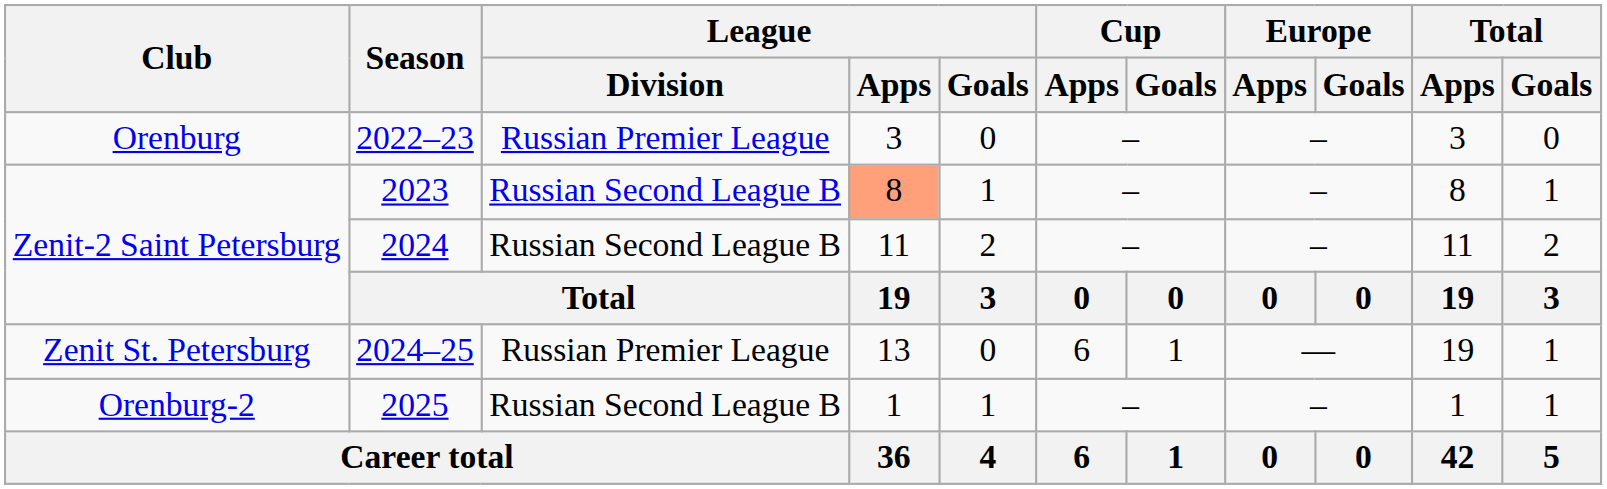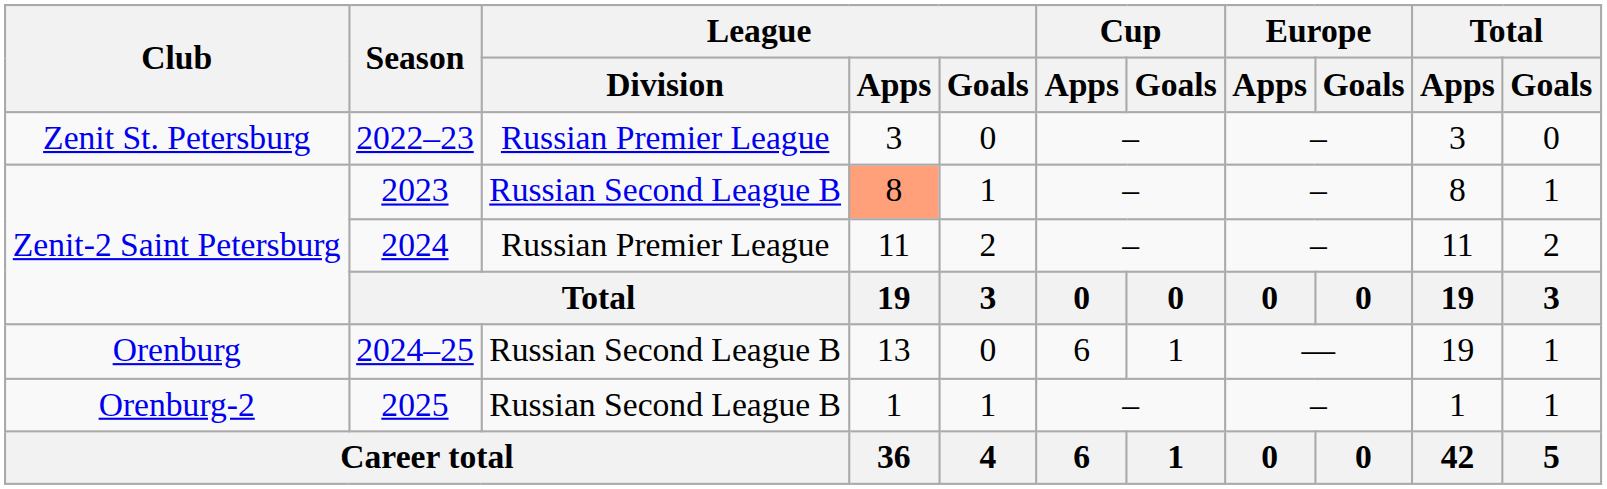(177, 137) Orenburg -> (177, 137) Zenit St. Petersburg
(665, 244) Russian Second League B -> (665, 244) Russian Premier League
(177, 350) Zenit St. Petersburg -> (177, 350) Orenburg
(665, 350) Russian Premier League -> (665, 350) Russian Second League B
